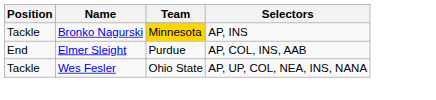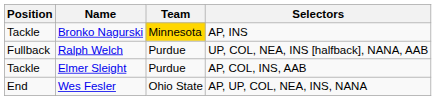+ row: (90, 50)
(17, 50) End -> (23, 68) Tackle
(23, 68) Tackle -> (17, 87) End
